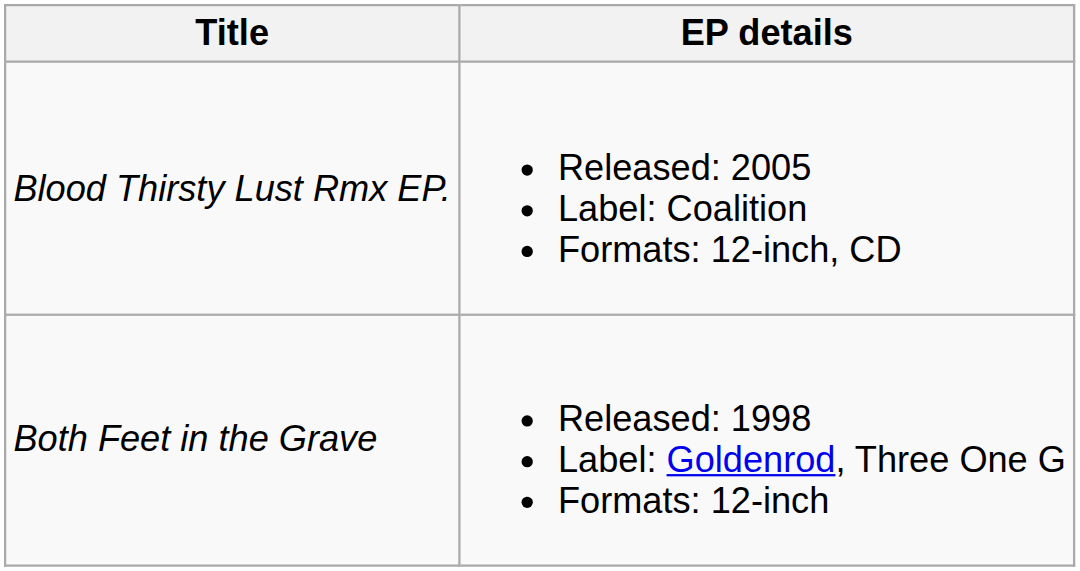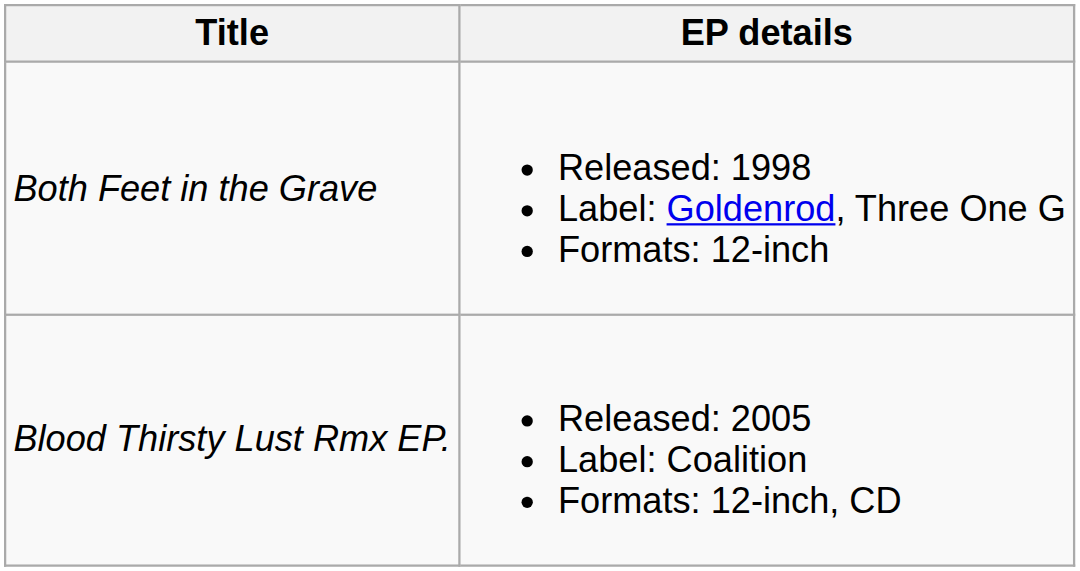rows swapped: (195, 439) <-> (232, 187)
